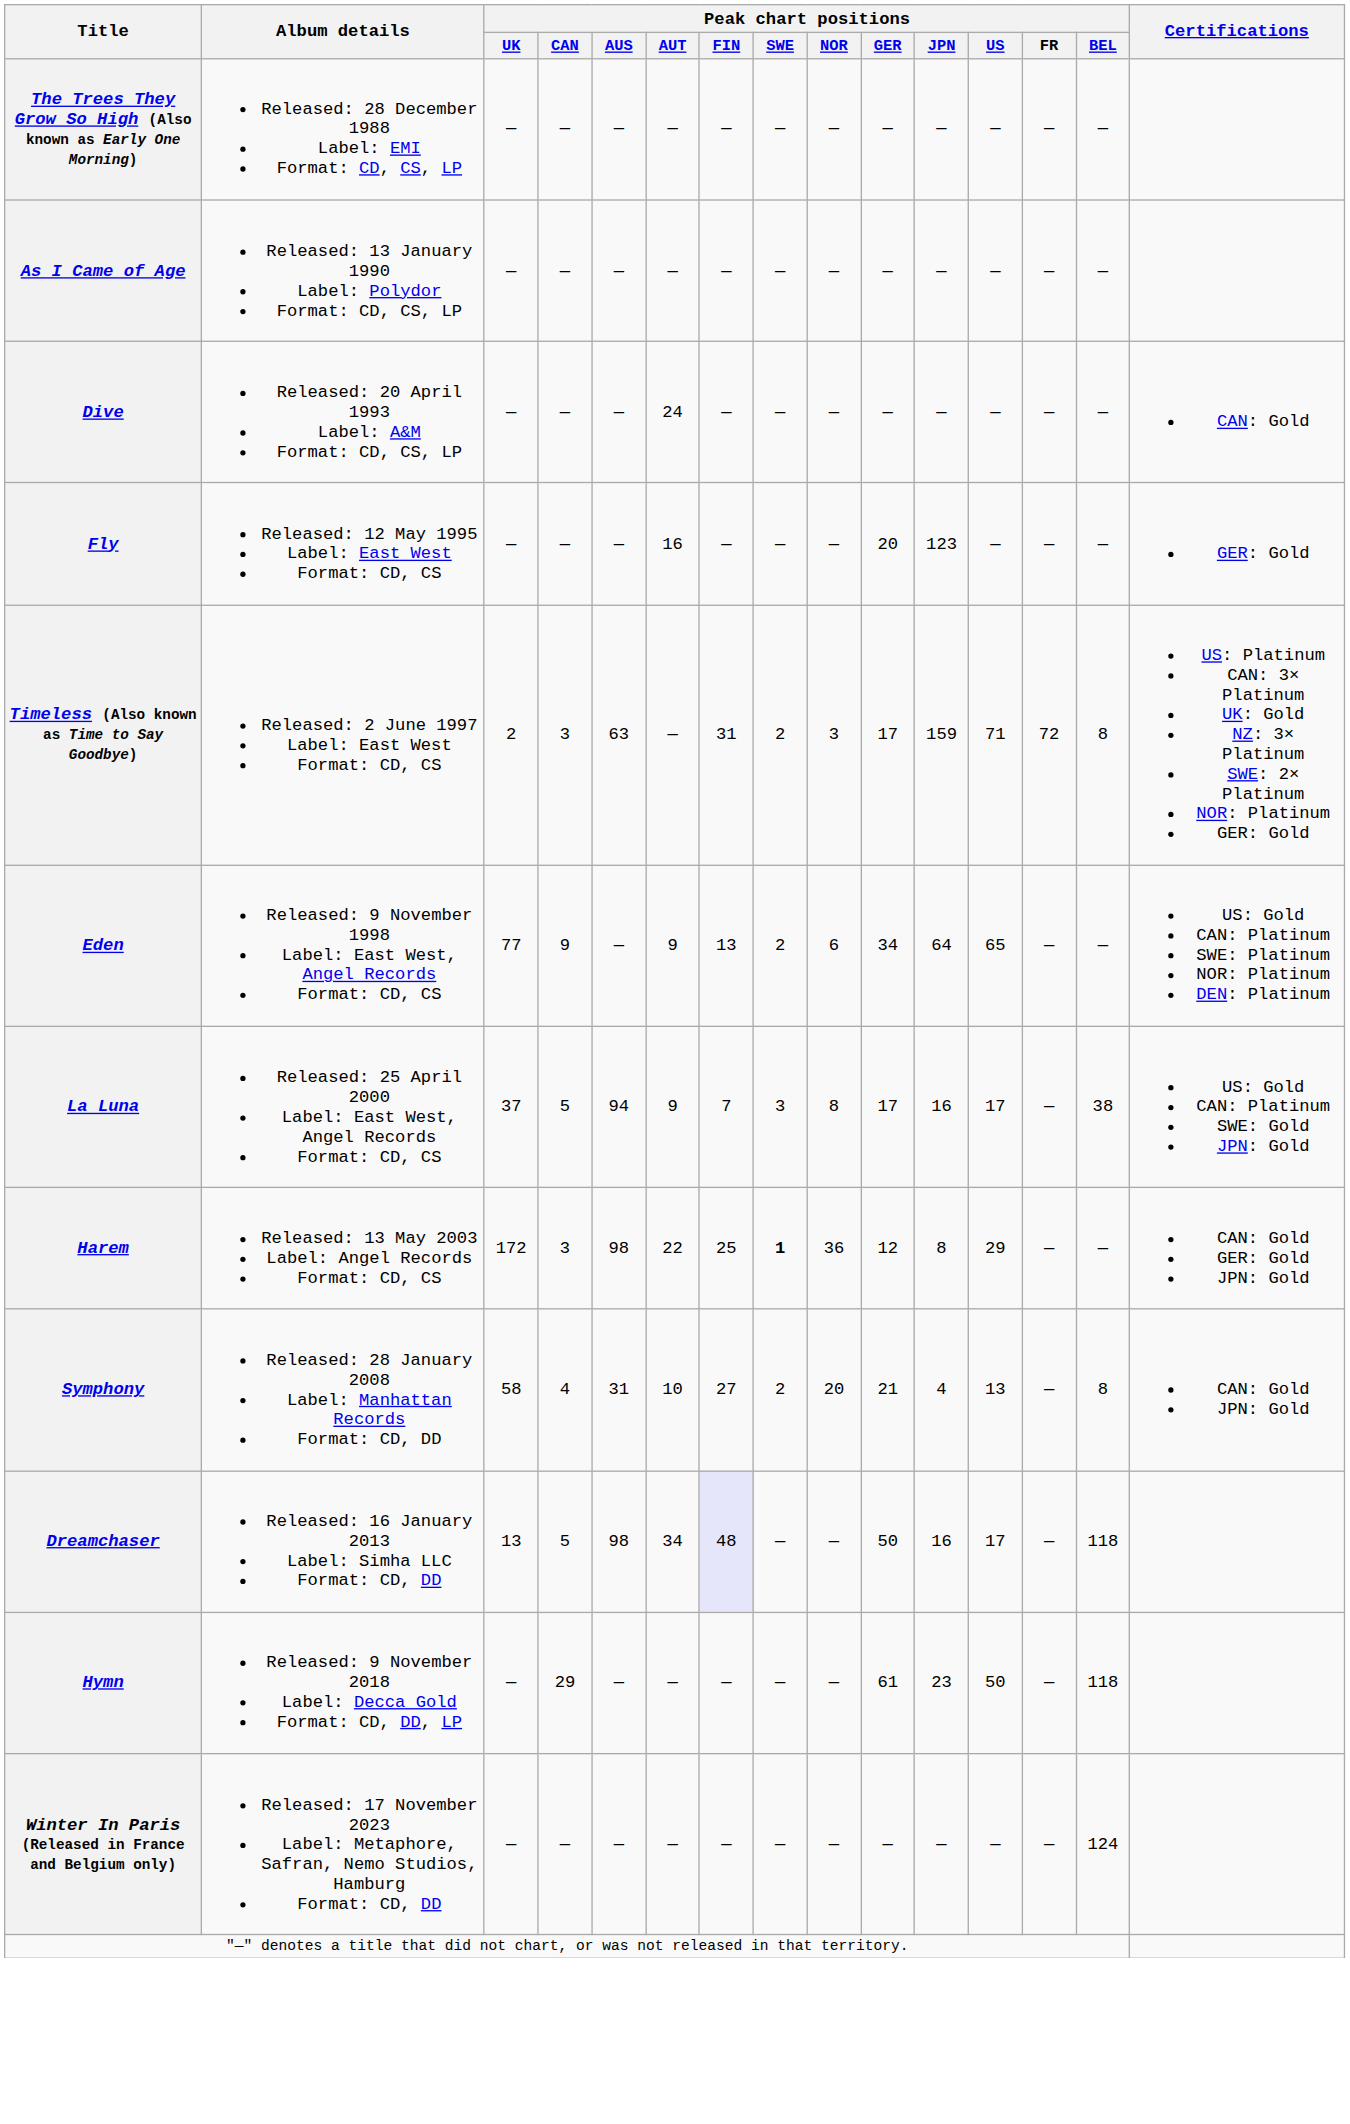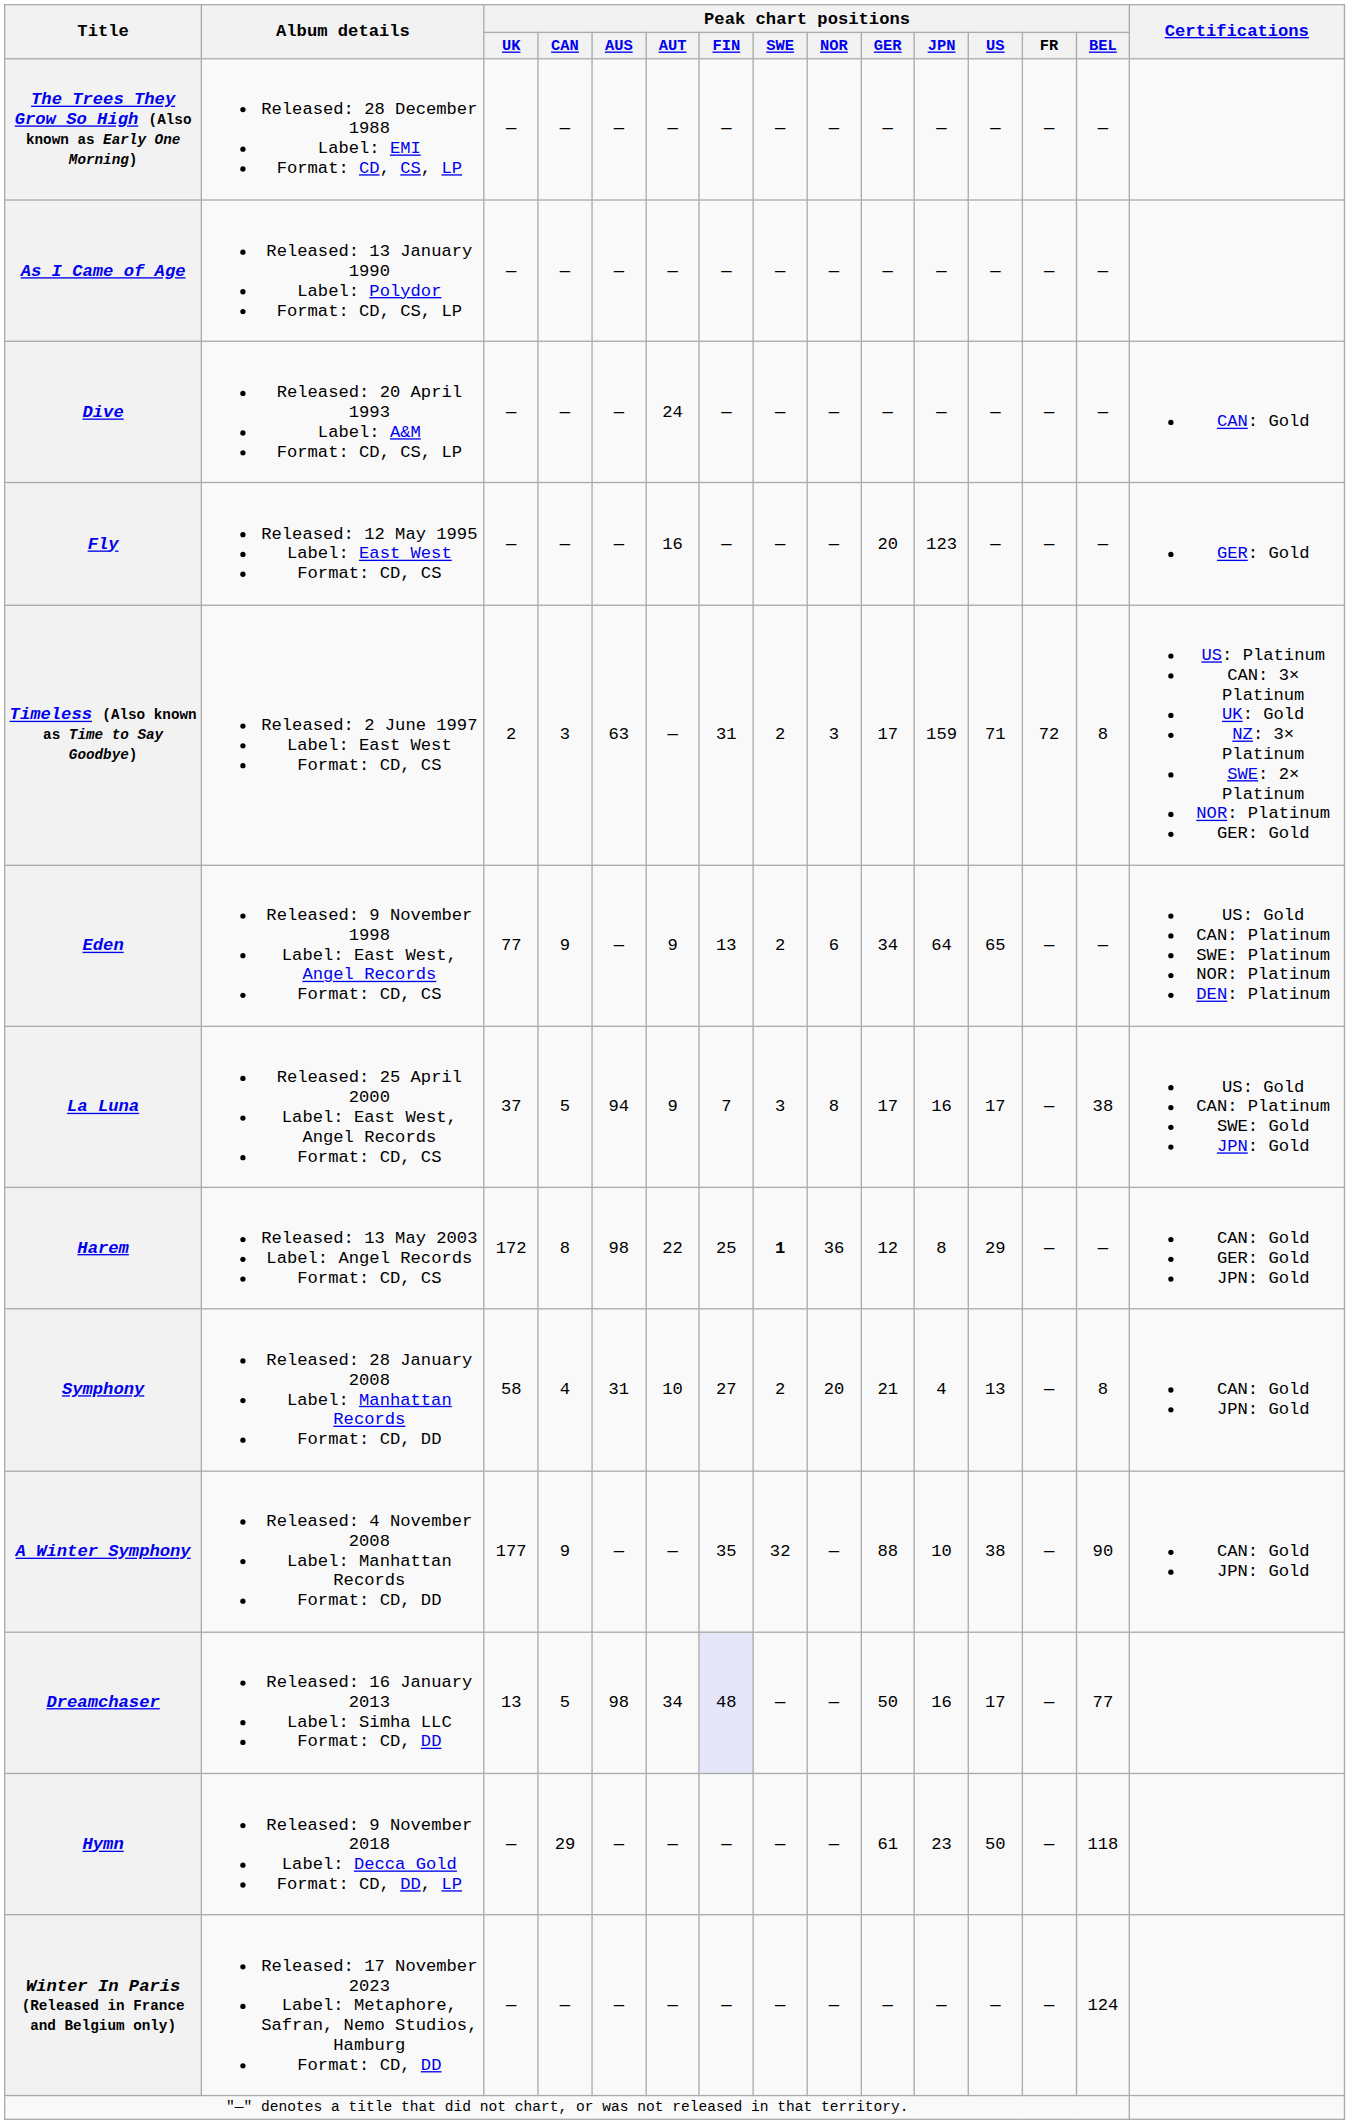(565, 1248) 3 -> (565, 1248) 8
+ row: (103, 1551)
(1103, 1541) 118 -> (1103, 1703) 77
